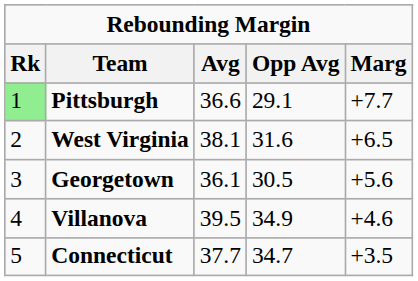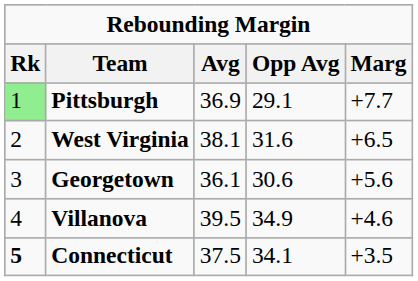(220, 101) 36.6 -> (220, 101) 36.9
(272, 179) 30.5 -> (272, 179) 30.6
(16, 256) normal -> (16, 256) bold
(220, 256) 37.7 -> (220, 256) 37.5
(272, 256) 34.7 -> (272, 256) 34.1
